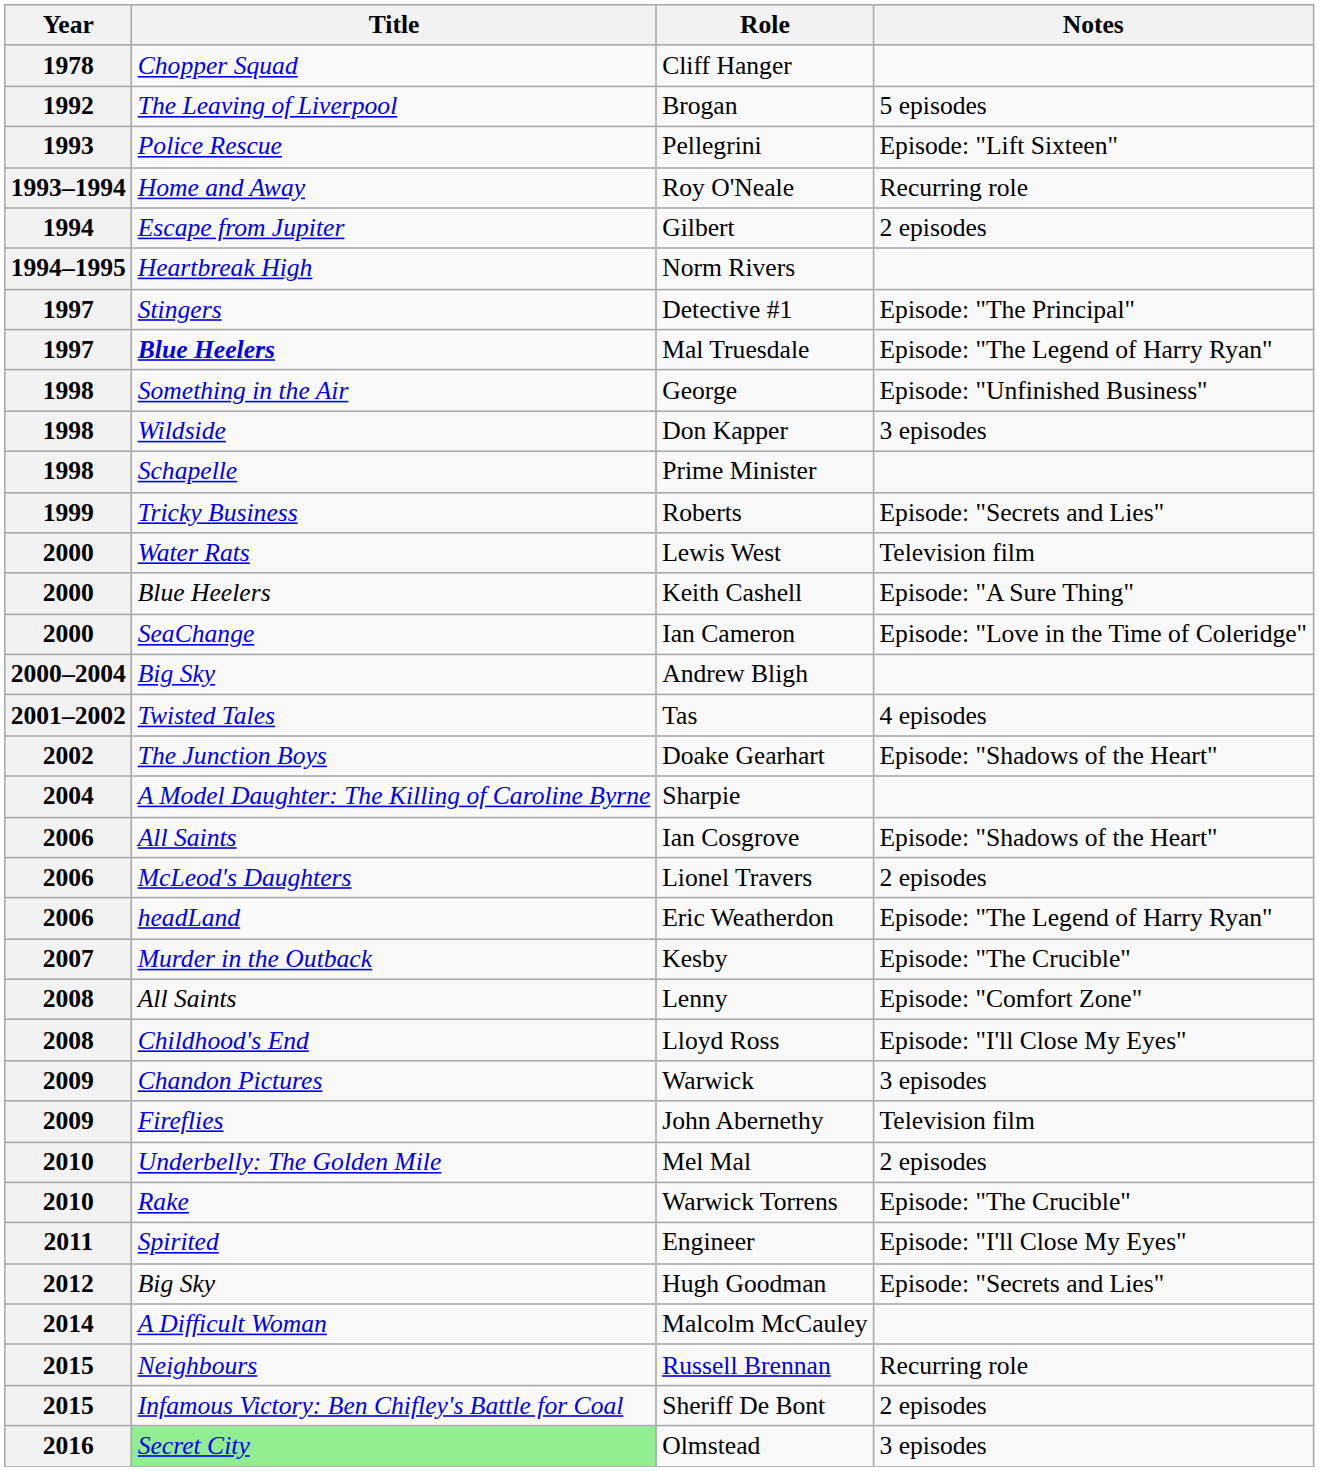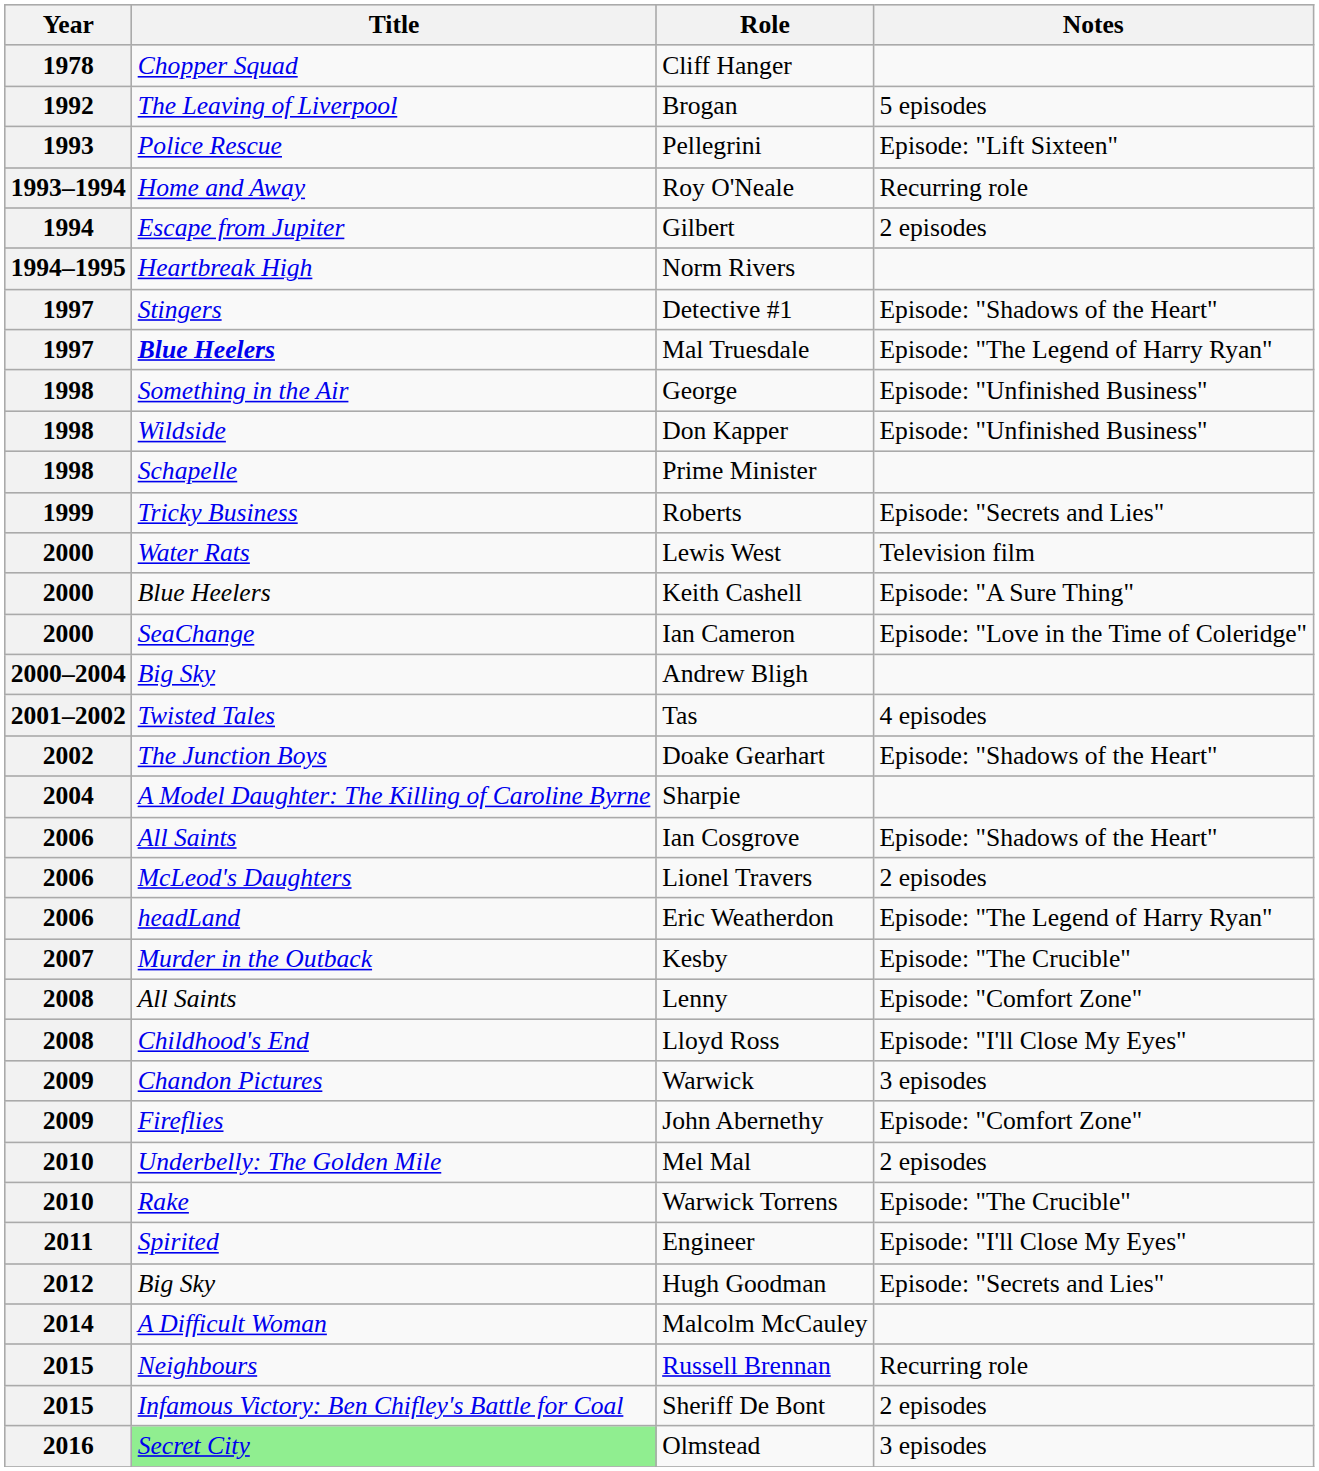(1007, 308) Episode: "The Principal" -> (1048, 308) Episode: "Shadows of the Heart"
(933, 430) 3 episodes -> (1044, 430) Episode: "Unfinished Business"
(957, 1120) Television film -> (1011, 1120) Episode: "Comfort Zone"
